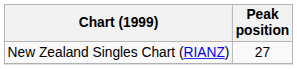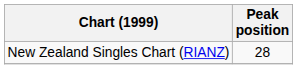(262, 52) 27 -> (262, 52) 28
